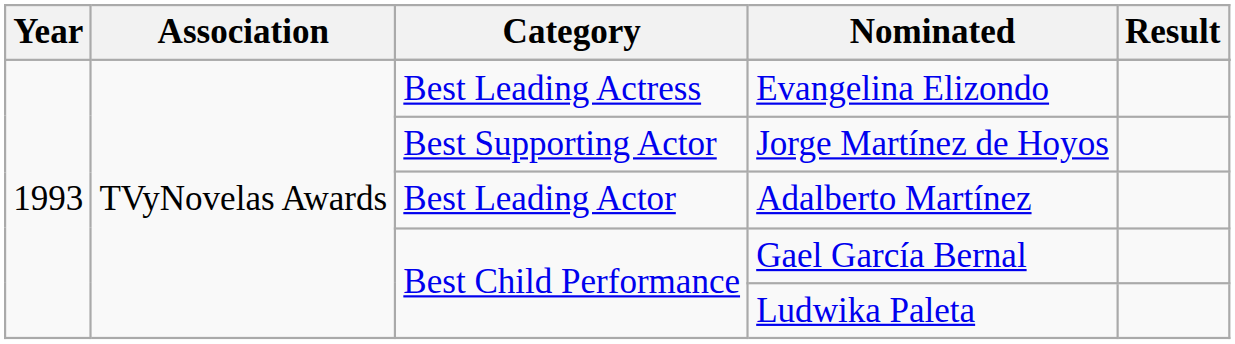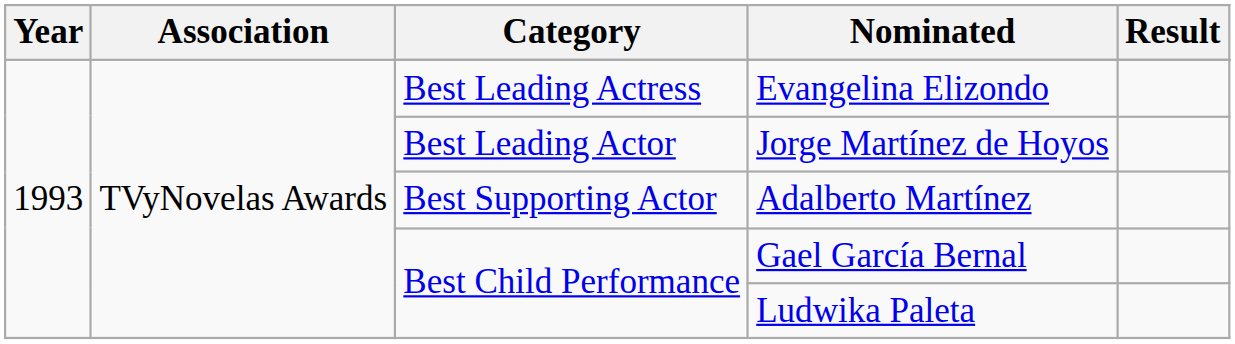(560, 143) Best Supporting Actor -> (540, 143) Best Leading Actor
(540, 198) Best Leading Actor -> (560, 198) Best Supporting Actor
